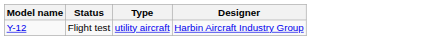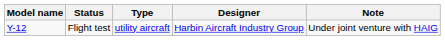+ column: (373, 12)
